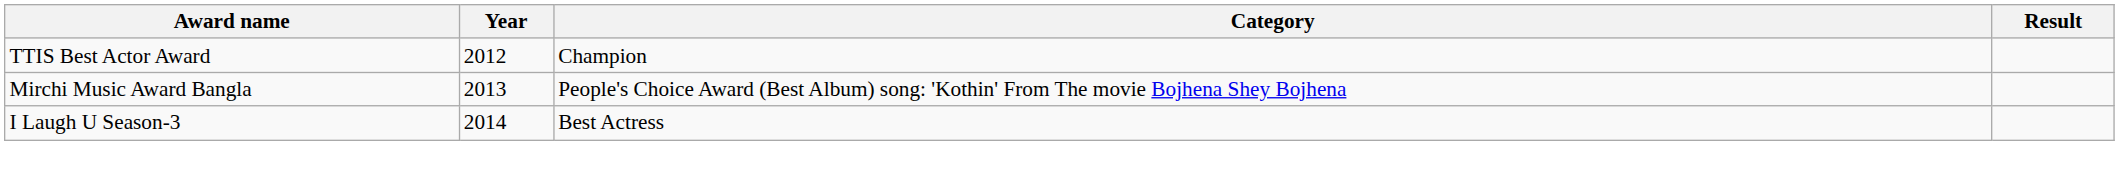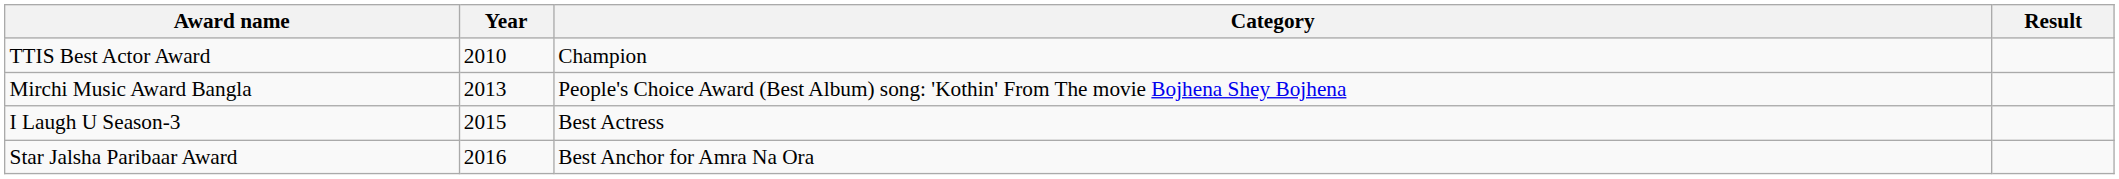(485, 55) 2012 -> (485, 55) 2010
(485, 122) 2014 -> (485, 122) 2015
+ row: (124, 156)
